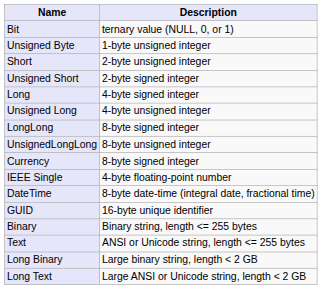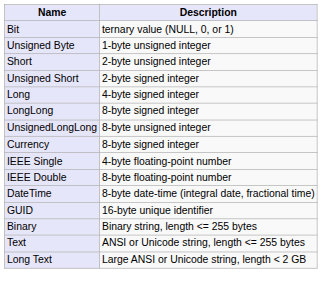- row: (42, 111)
+ row: (37, 177)
- row: (35, 260)
